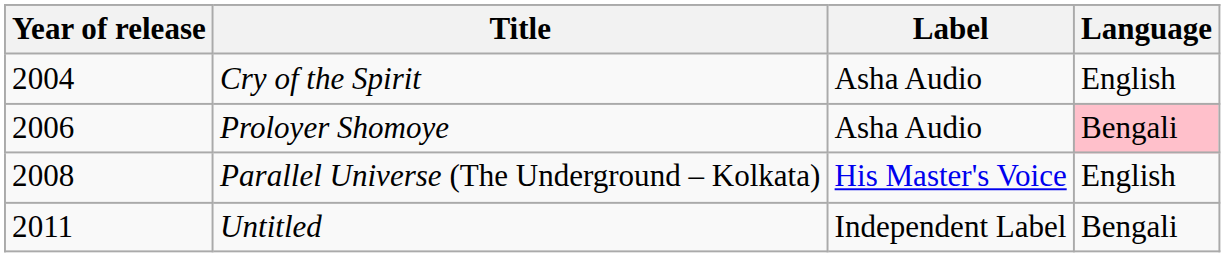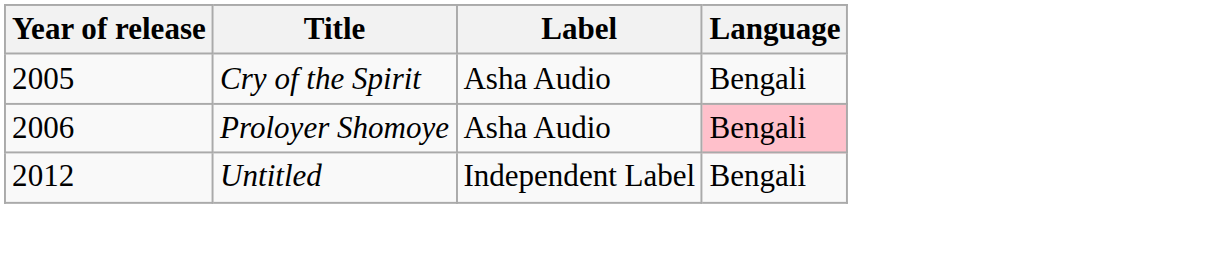(43, 78) 2004 -> (43, 78) 2005
(1128, 78) English -> (758, 78) Bengali
- row: (520, 176)
(43, 226) 2011 -> (43, 176) 2012
